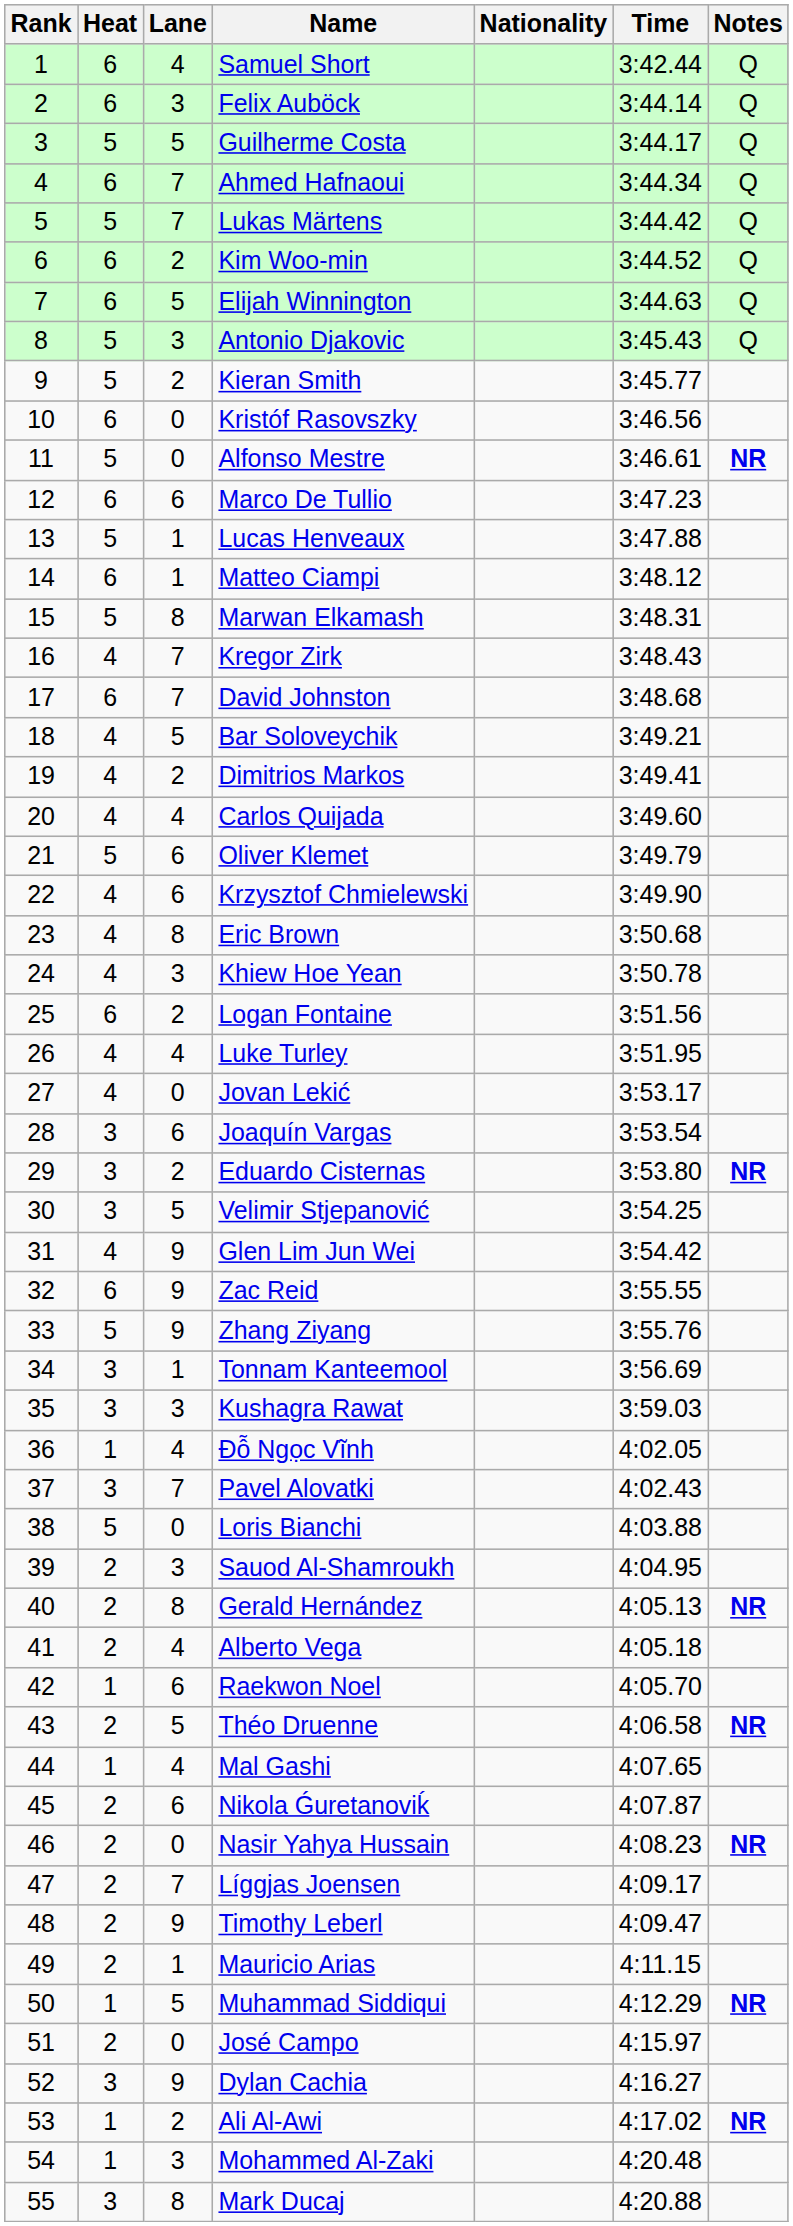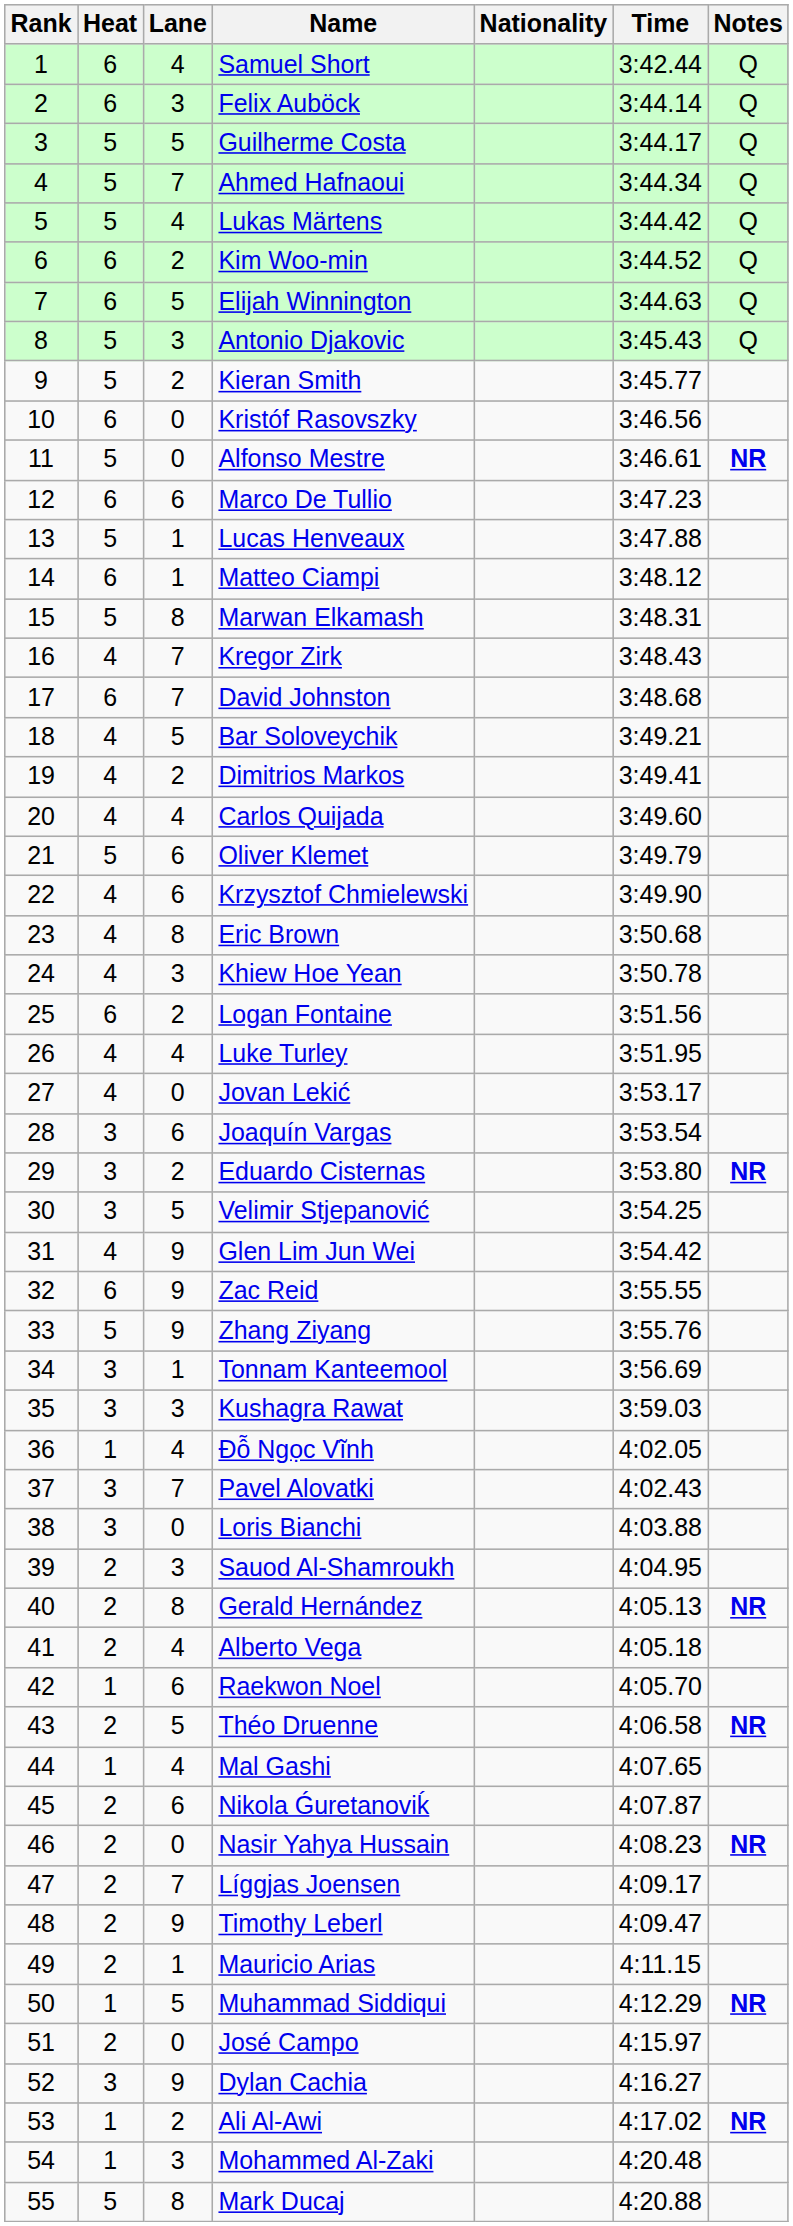(110, 182) 6 -> (110, 182) 5
(178, 222) 7 -> (178, 222) 4
(110, 1528) 5 -> (110, 1528) 3
(110, 2201) 3 -> (110, 2201) 5
